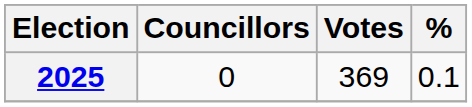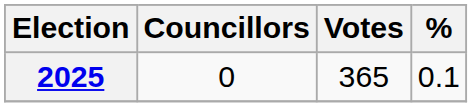(364, 76) 369 -> (364, 76) 365
